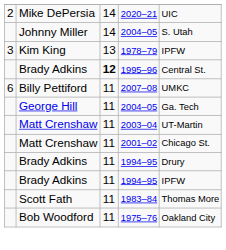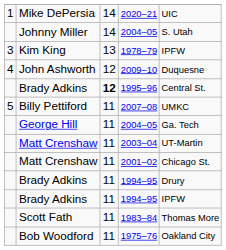(10, 13) 2 -> (10, 13) 1
+ row: (57, 69)
(10, 87) 6 -> (10, 106) 5
